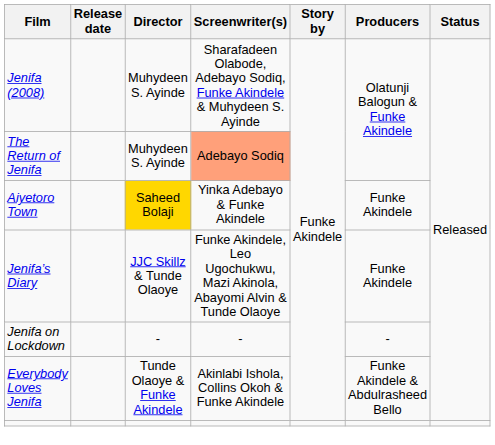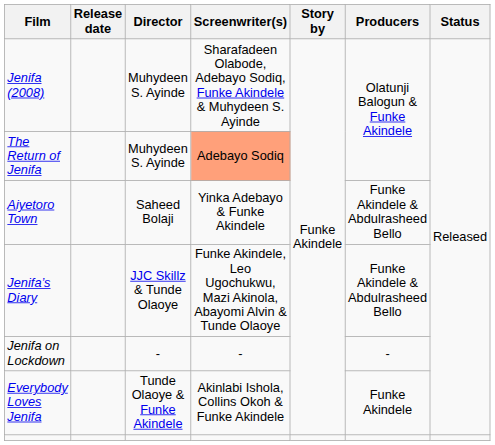(158, 205) gold background -> (158, 212) no background
(388, 205) Funke Akindele -> (388, 212) Funke Akindele & Abdulrasheed Bello
(388, 275) Funke Akindele -> (388, 290) Funke Akindele & Abdulrasheed Bello
(388, 388) Funke Akindele & Abdulrasheed Bello -> (388, 402) Funke Akindele
